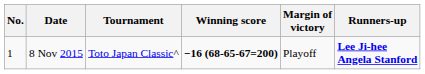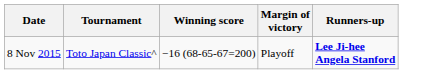- column: (15, 20)
(231, 53) bold -> (209, 53) normal
